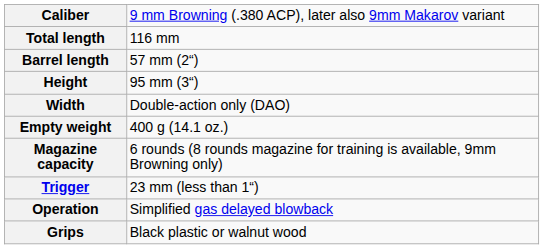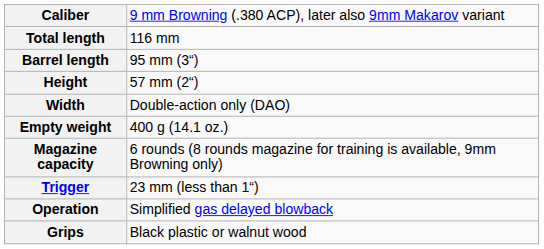(164, 60) 57 mm (2“) -> (164, 60) 95 mm (3“)
(164, 82) 95 mm (3“) -> (164, 82) 57 mm (2“)
